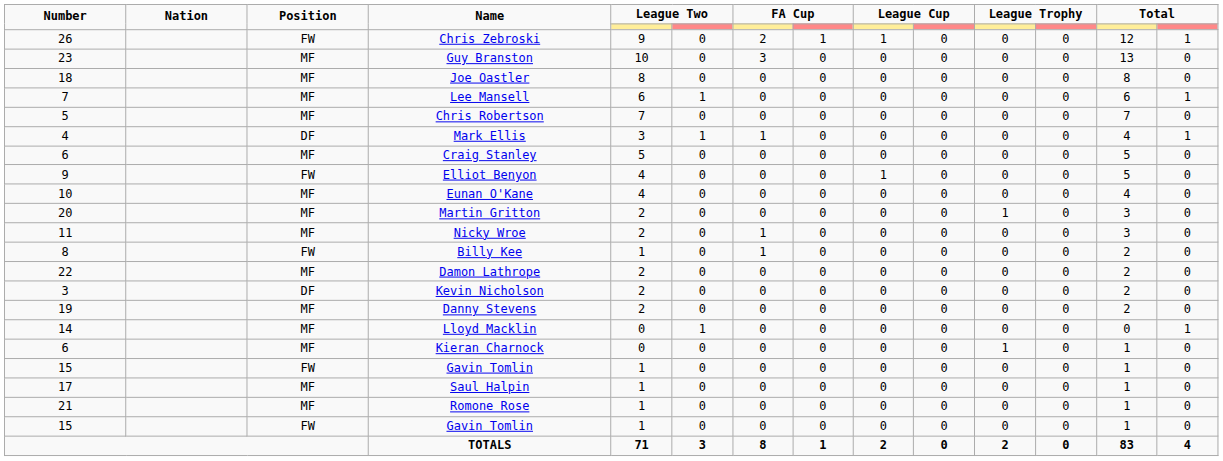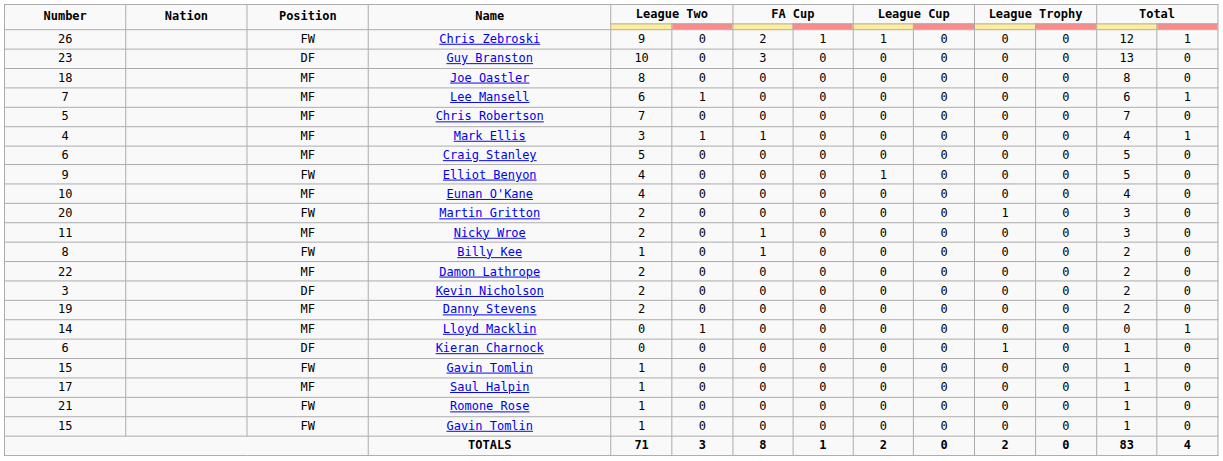(308, 59) MF -> (308, 59) DF
(308, 136) DF -> (308, 136) MF
(308, 214) MF -> (308, 214) FW
(308, 349) MF -> (308, 349) DF
(308, 407) MF -> (308, 407) FW
